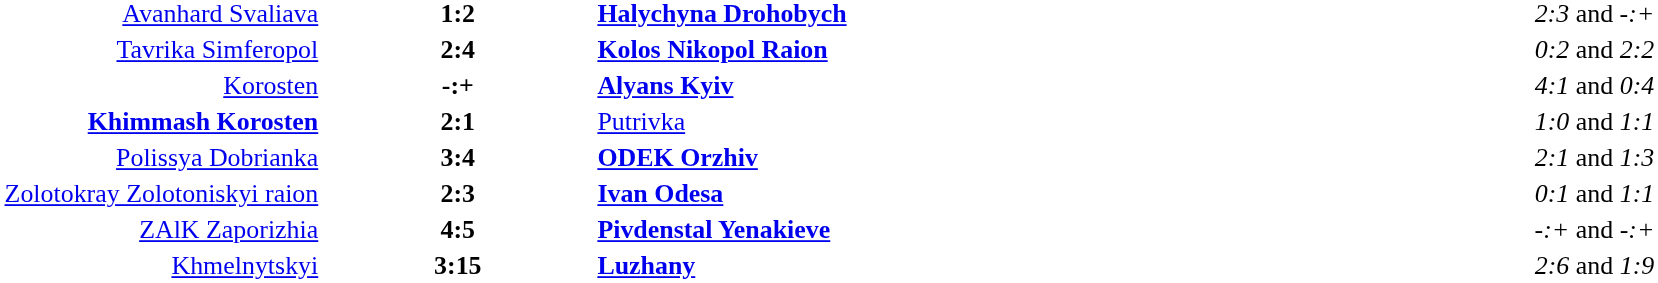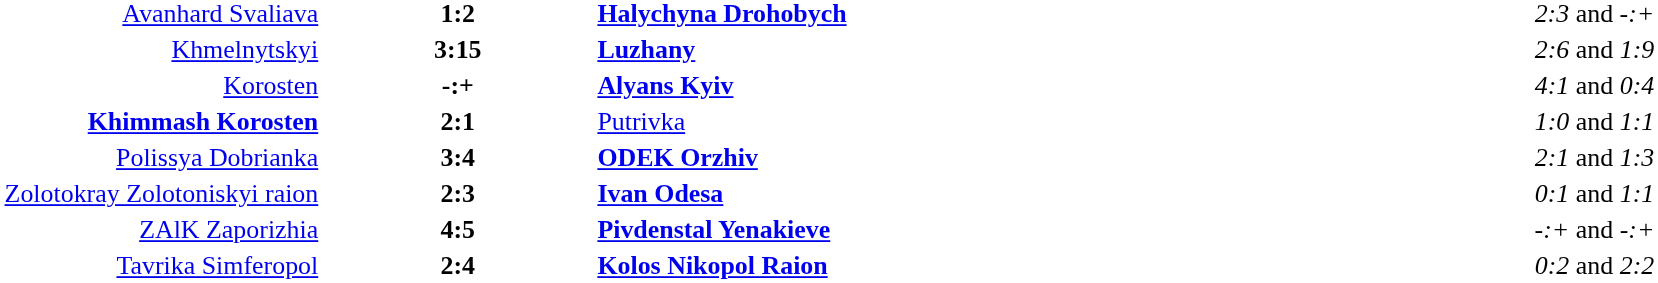rows swapped: (245, 265) <-> (217, 49)
